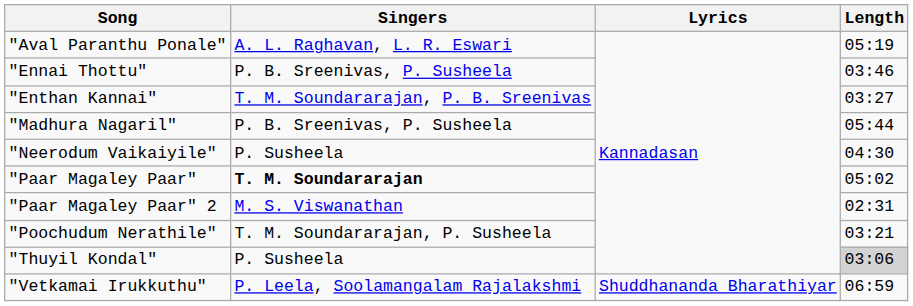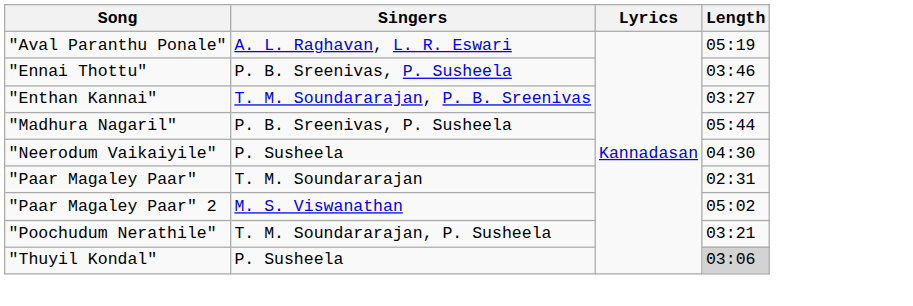(329, 180) bold -> (329, 180) normal
(869, 180) 05:02 -> (731, 180) 02:31
(869, 206) 02:31 -> (731, 206) 05:02
- row: (108, 287)
